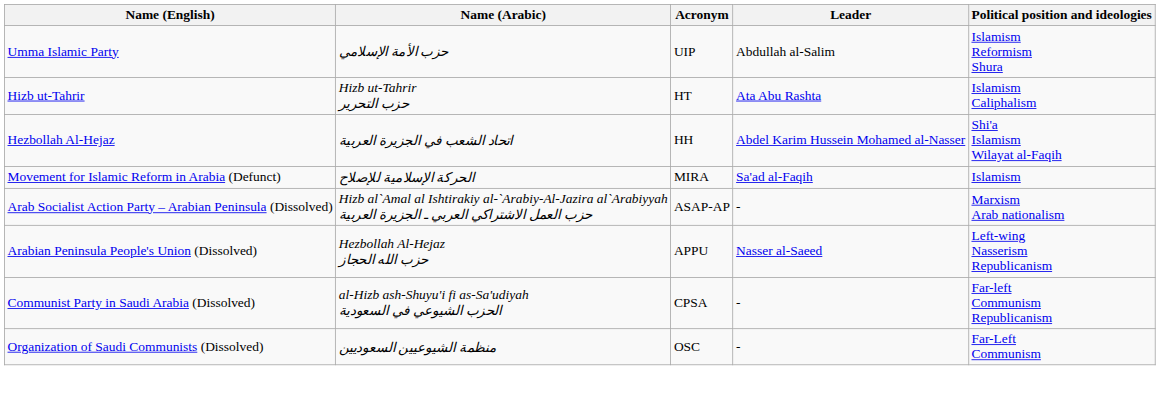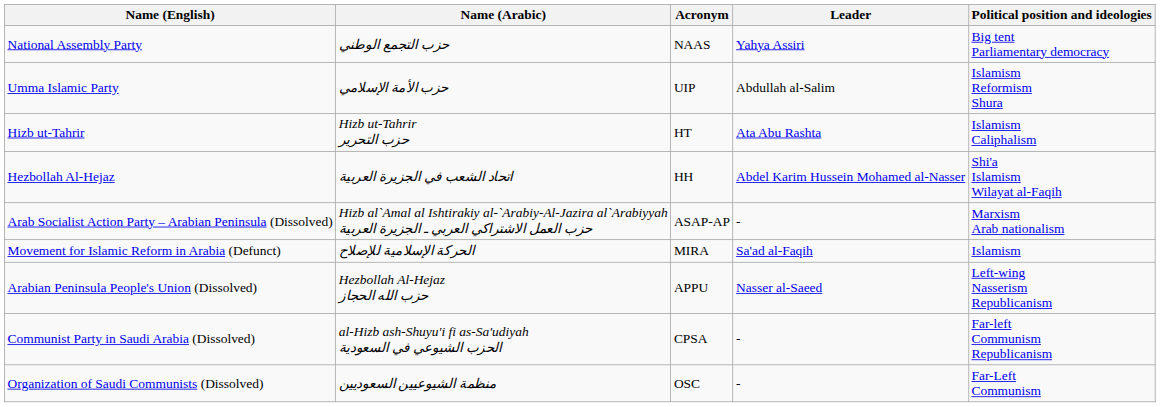+ row: (75, 44)
rows swapped: (144, 177) <-> (170, 206)
